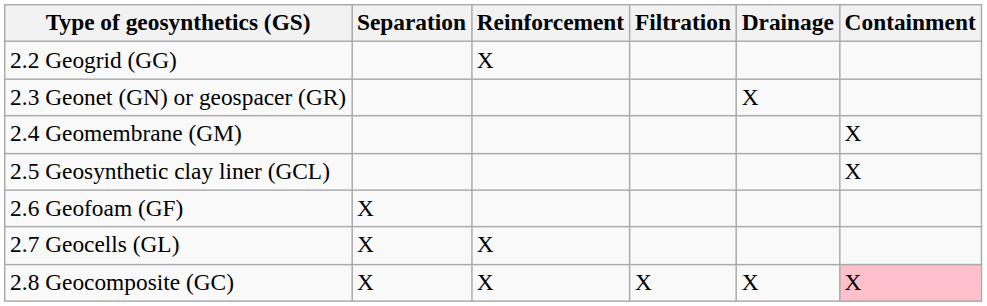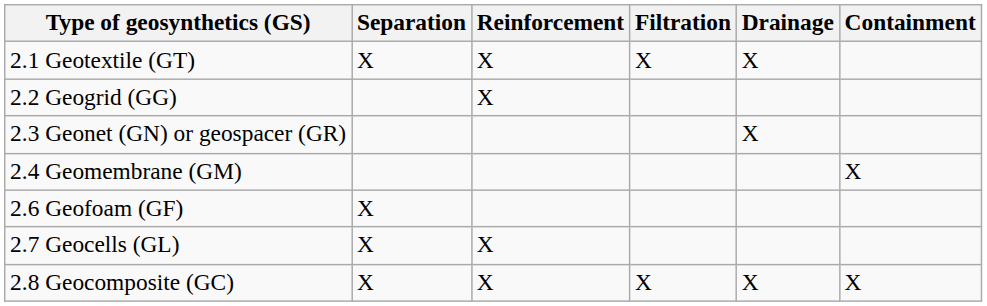+ row: (103, 60)
- row: (170, 171)
(853, 282) pink background -> (853, 282) no background
